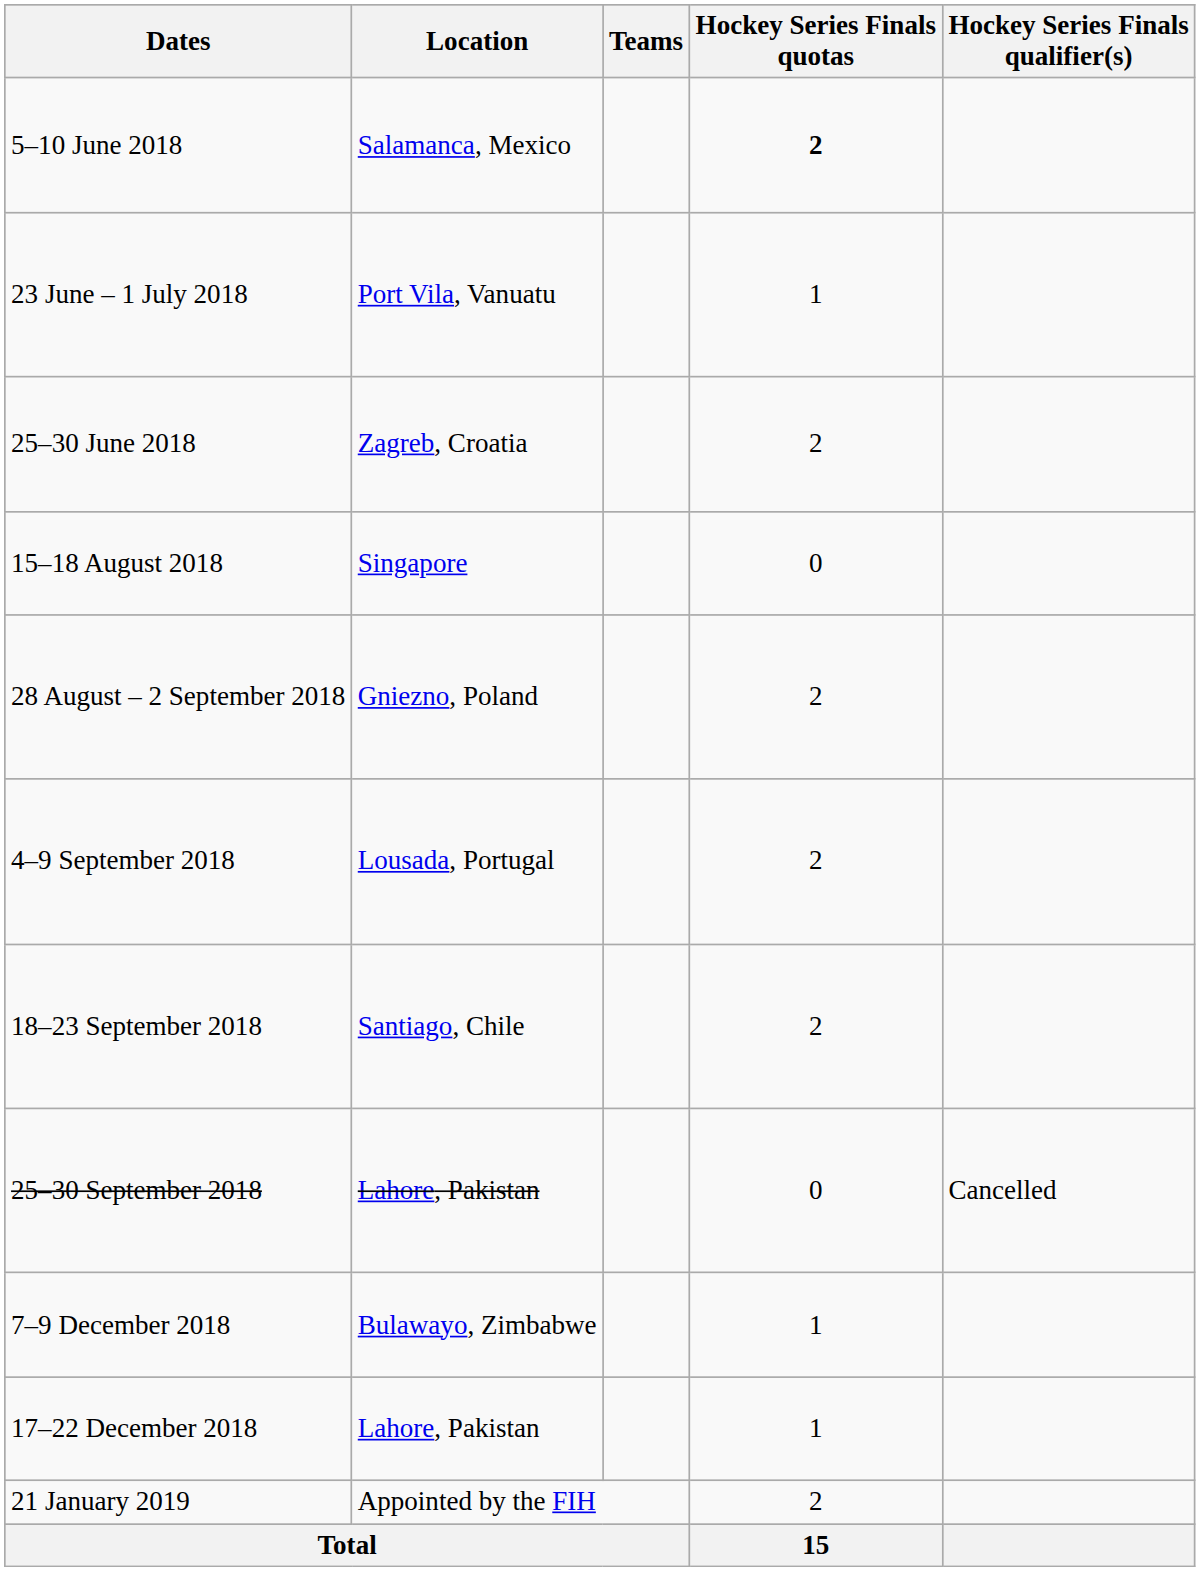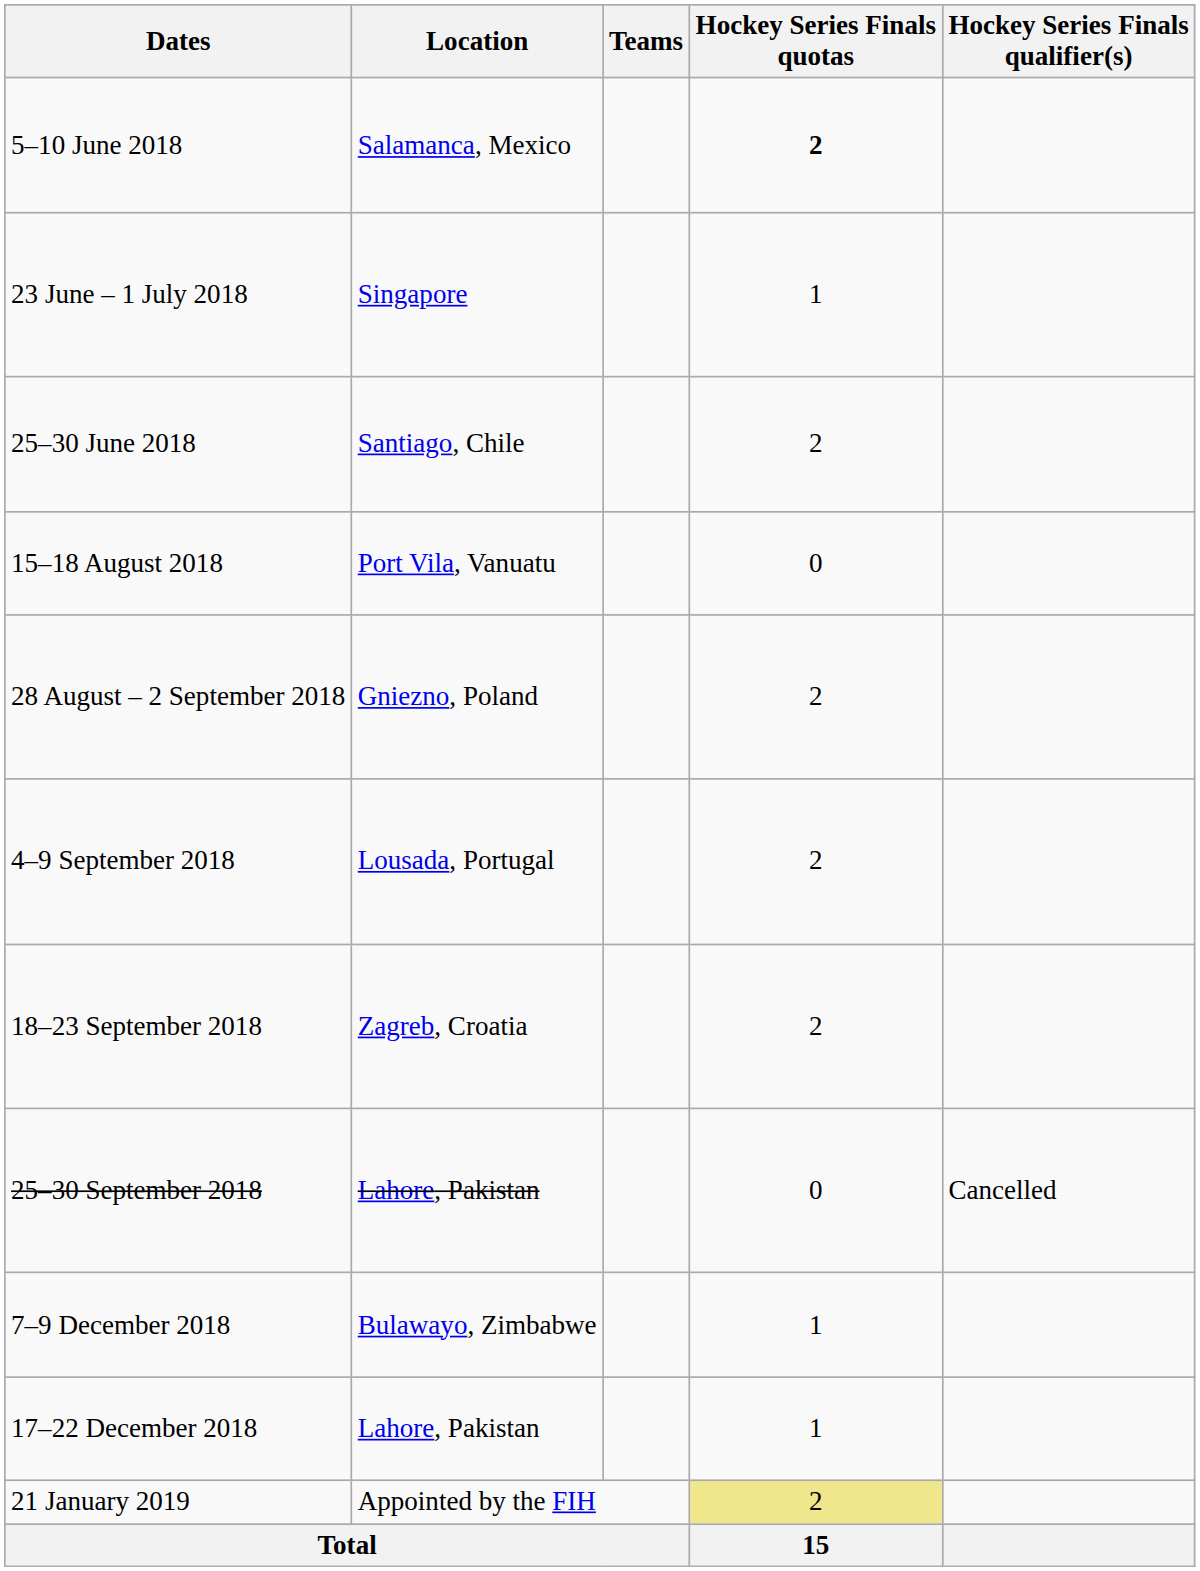(457, 294) Port Vila, Vanuatu -> (413, 294) Singapore
(443, 443) Zagreb, Croatia -> (441, 443) Santiago, Chile
(413, 562) Singapore -> (457, 562) Port Vila, Vanuatu
(441, 1025) Santiago, Chile -> (443, 1025) Zagreb, Croatia
(816, 1501) no background -> (816, 1501) khaki background
